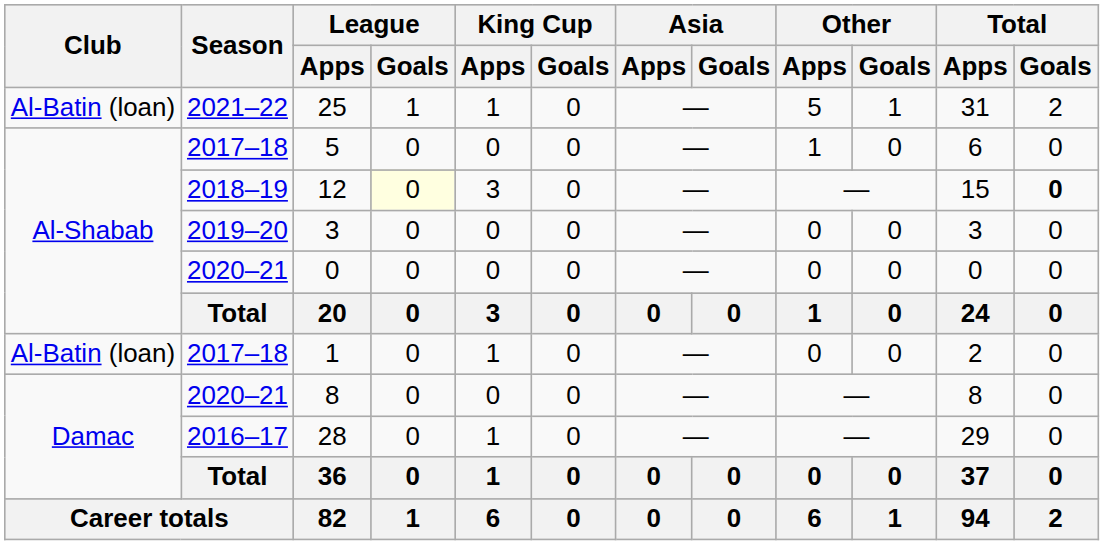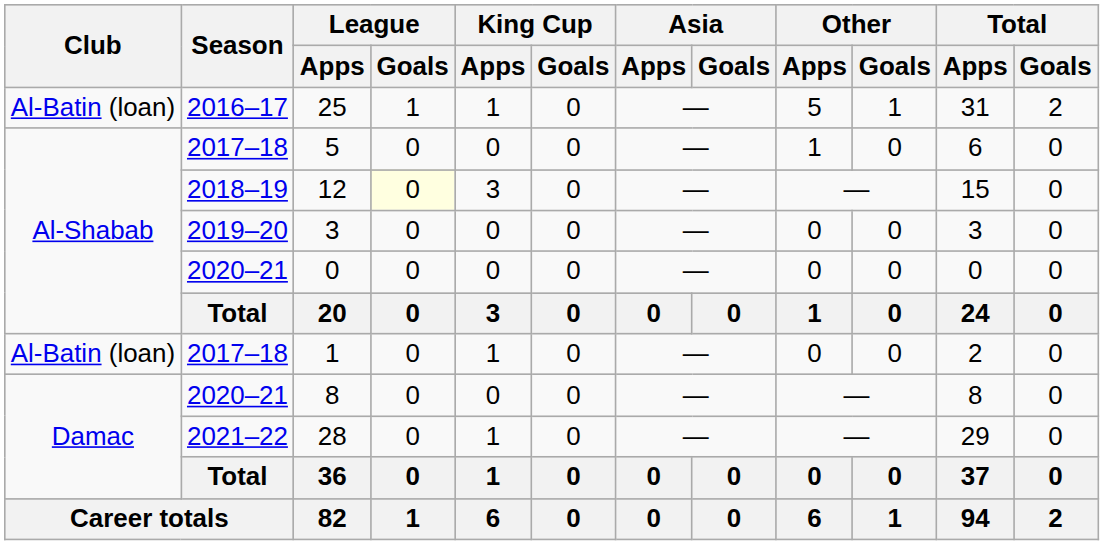(237, 107) 2021–22 -> (237, 107) 2016–17
(1056, 189) bold -> (1056, 189) normal
(237, 436) 2016–17 -> (237, 436) 2021–22
